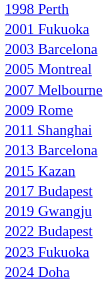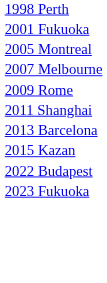- row: (51, 49)
- row: (49, 191)
- row: (48, 211)
- row: (37, 272)
